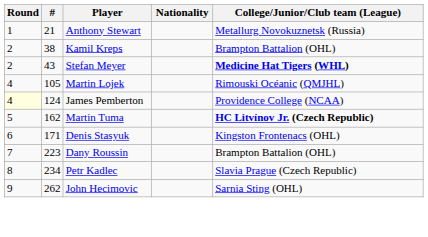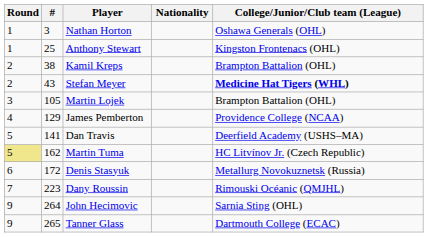+ row: (99, 30)
(49, 30) 21 -> (49, 48) 25
(290, 30) Metallurg Novokuznetsk (Russia) -> (277, 48) Kingston Frontenacs (OHL)
(10, 83) 4 -> (10, 100) 3
(280, 83) Rimouski Océanic (QMJHL) -> (275, 100) Brampton Battalion (OHL)
(10, 100) lightyellow background -> (10, 118) no background
(52, 100) 124 -> (52, 118) 129
+ row: (90, 135)
(10, 118) no background -> (10, 153) khaki background
(294, 118) bold -> (290, 153) normal
(52, 135) 171 -> (52, 170) 172
(277, 135) Kingston Frontenacs (OHL) -> (290, 170) Metallurg Novokuznetsk (Russia)
(275, 153) Brampton Battalion (OHL) -> (280, 188) Rimouski Océanic (QMJHL)
- row: (92, 170)
(52, 188) 262 -> (52, 205) 264
+ row: (95, 223)
